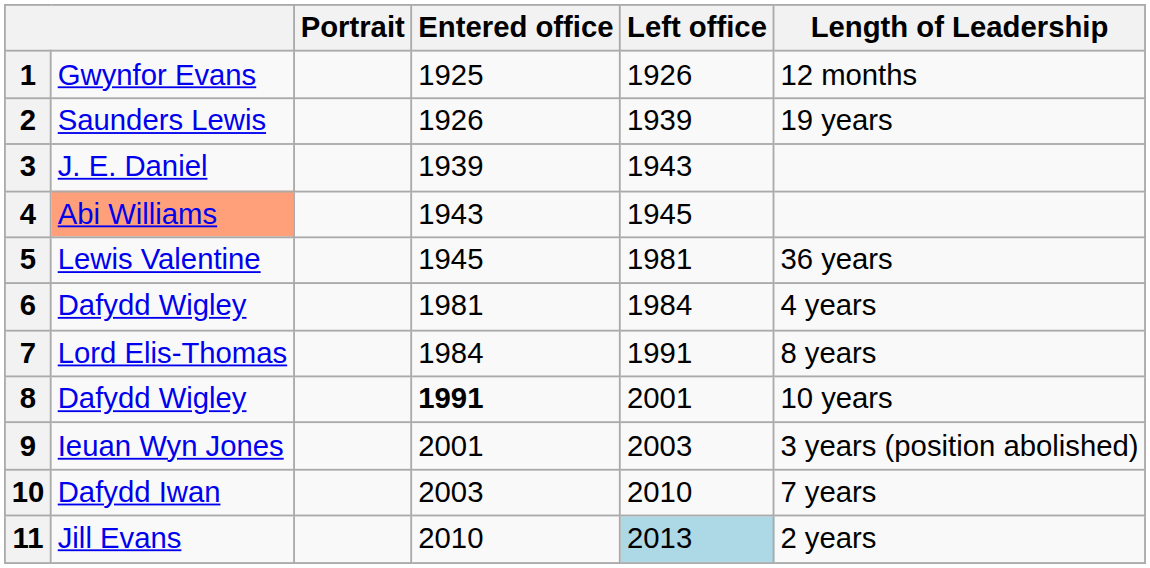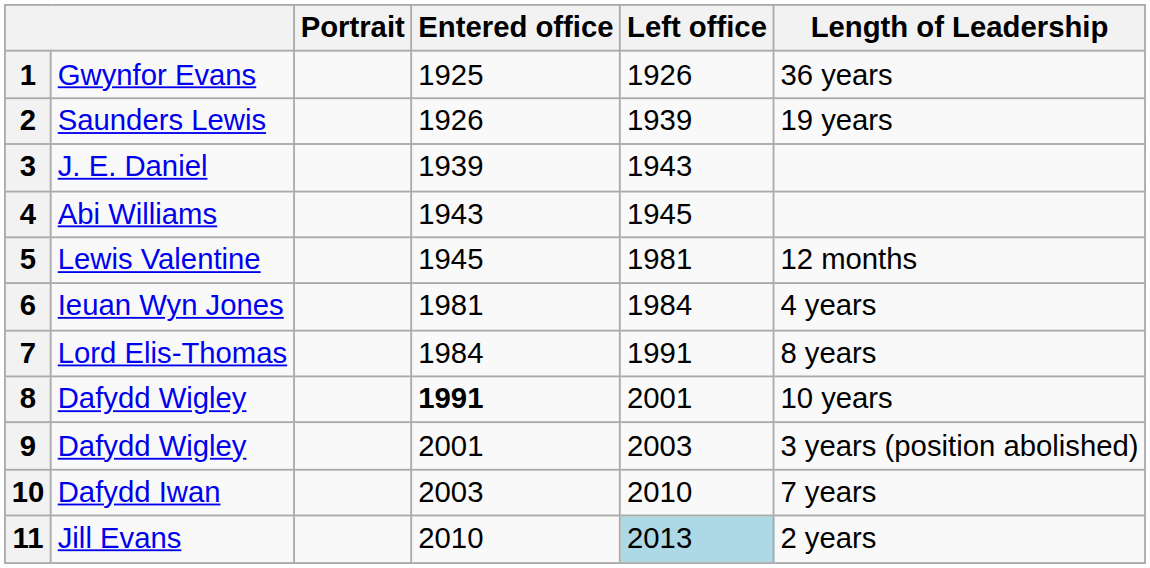(849, 74) 12 months -> (837, 74) 36 years
(137, 213) lightsalmon background -> (137, 213) no background
(837, 259) 36 years -> (849, 259) 12 months
(152, 306) Dafydd Wigley -> (171, 306) Ieuan Wyn Jones
(171, 445) Ieuan Wyn Jones -> (152, 445) Dafydd Wigley
